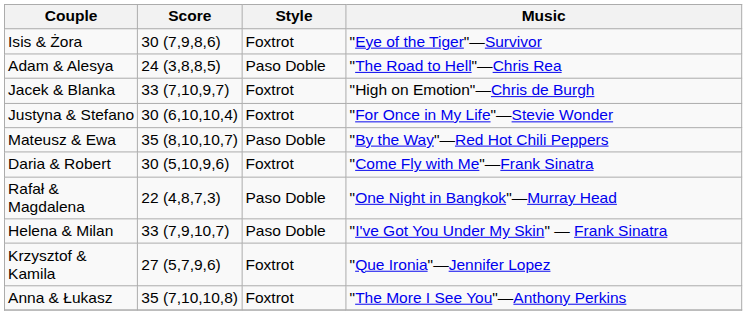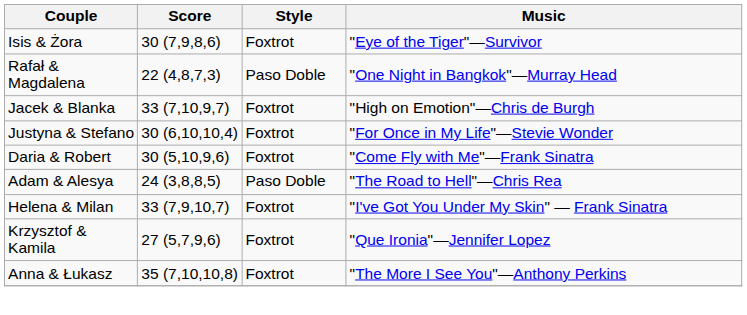rows swapped: (46, 197) <-> (61, 66)
- row: (62, 139)
(286, 231) Paso Doble -> (270, 206) Foxtrot
